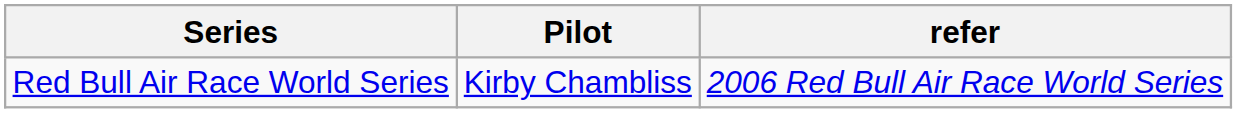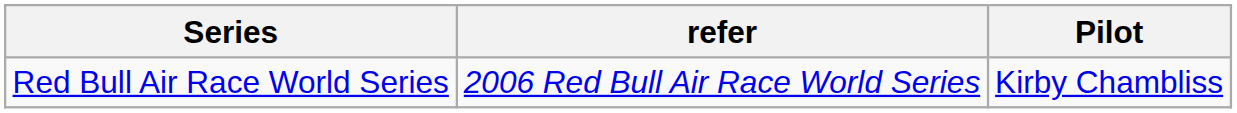columns swapped: (578, 31) <-> (965, 31)
